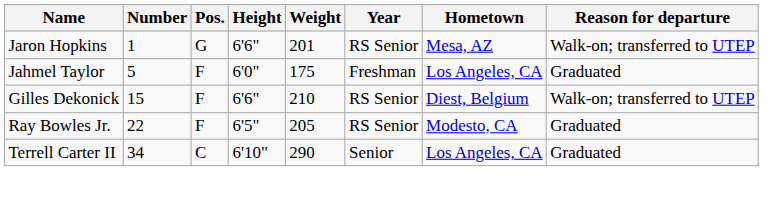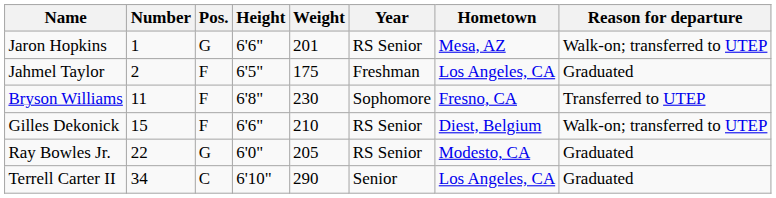(131, 71) 5 -> (135, 71) 2
(246, 71) 6'0" -> (250, 71) 6'5"
+ row: (66, 98)
(200, 125) F -> (205, 152) G
(246, 125) 6'5" -> (250, 152) 6'0"
